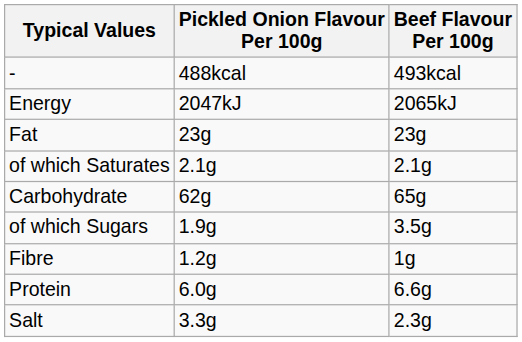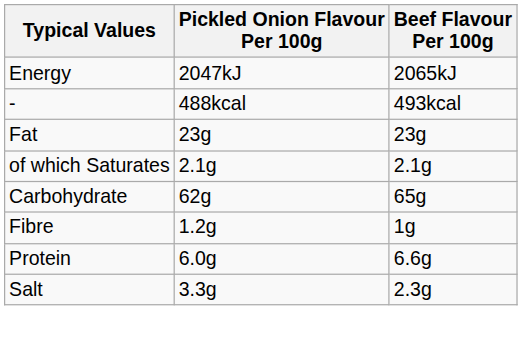rows swapped: (40, 103) <-> (12, 72)
- row: (79, 227)
